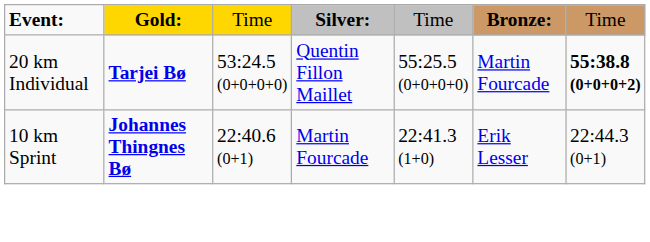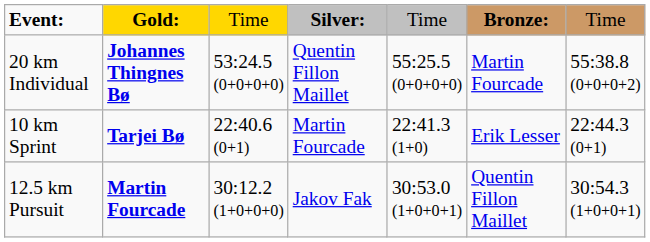(147, 72) Tarjei Bø -> (146, 72) Johannes Thingnes Bø
(605, 72) bold -> (606, 72) normal
(147, 146) Johannes Thingnes Bø -> (146, 135) Tarjei Bø
+ row: (41, 199)
